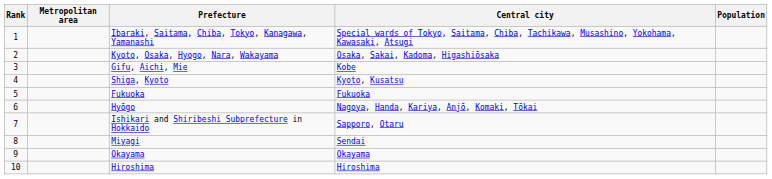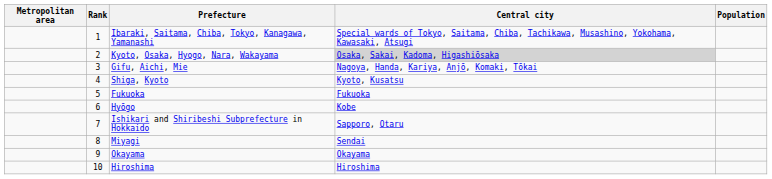columns swapped: (16, 15) <-> (68, 15)
(418, 55) no background -> (418, 55) lightgrey background
(346, 68) Kobe -> (437, 68) Nagoya, Handa, Kariya, Anjō, Komaki, Tōkai
(437, 107) Nagoya, Handa, Kariya, Anjō, Komaki, Tōkai -> (346, 107) Kobe
